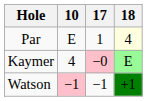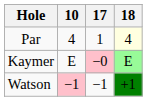(72, 38) E -> (72, 38) 4
(72, 61) 4 -> (72, 61) E
